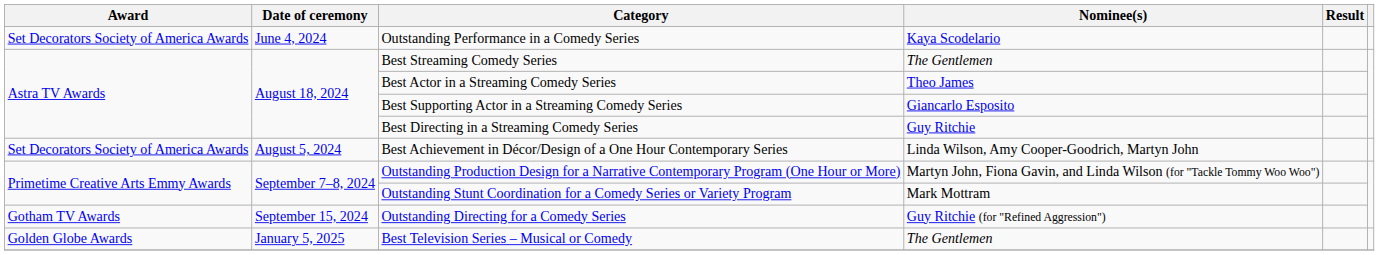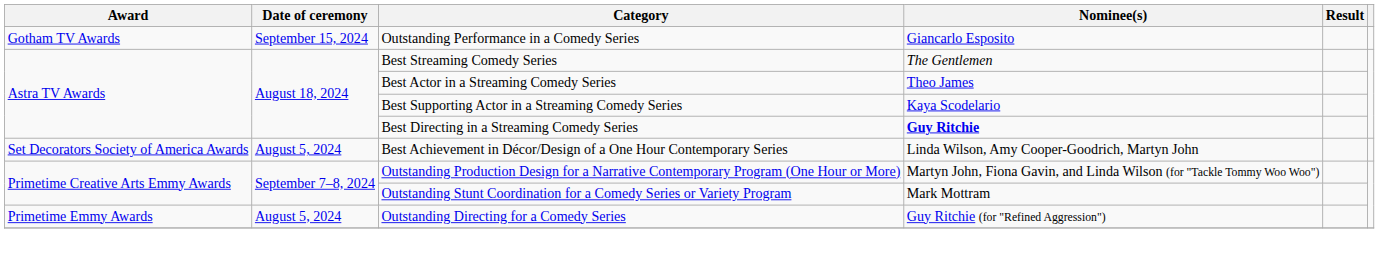(128, 37) Set Decorators Society of America Awards -> (64, 37) Gotham TV Awards
(291, 37) June 4, 2024 -> (311, 37) September 15, 2024
(954, 37) Kaya Scodelario -> (961, 37) Giancarlo Esposito
(961, 104) Giancarlo Esposito -> (954, 104) Kaya Scodelario
(941, 127) normal -> (943, 127) bold
(64, 216) Gotham TV Awards -> (80, 216) Primetime Emmy Awards
(311, 216) September 15, 2024 -> (298, 216) August 5, 2024
- row: (507, 238)
